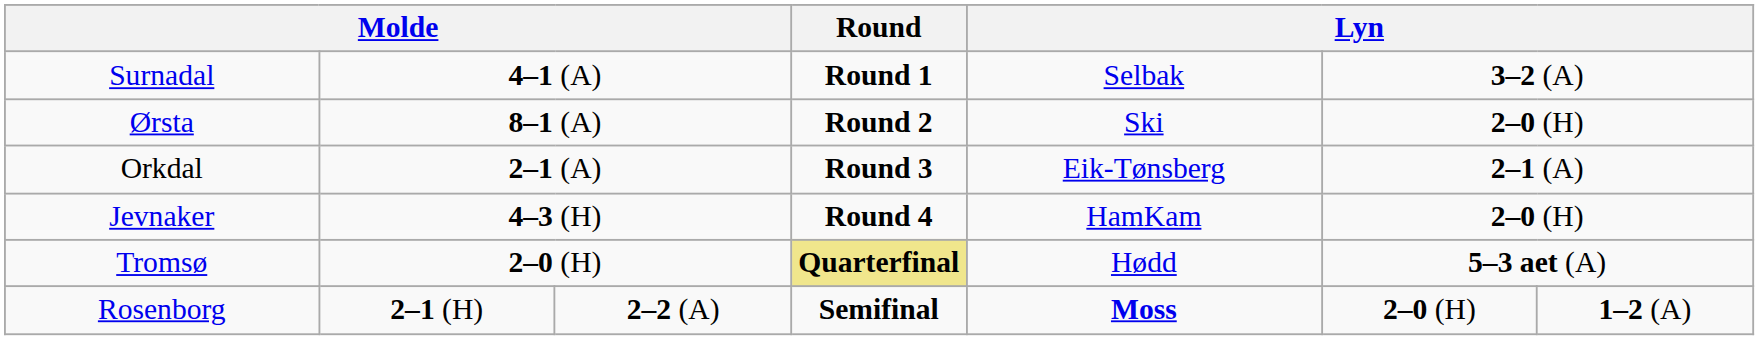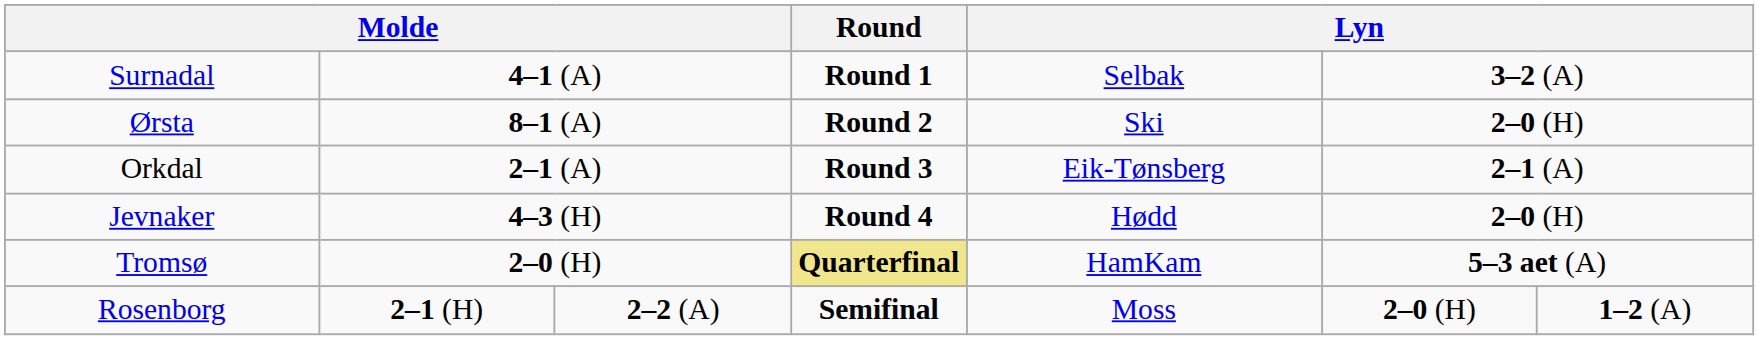(1144, 215) HamKam -> (1144, 215) Hødd
(1144, 262) Hødd -> (1144, 262) HamKam
(1144, 309) bold -> (1144, 309) normal
